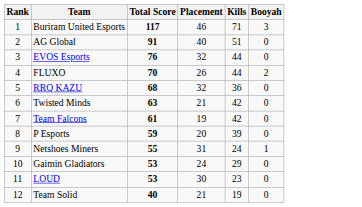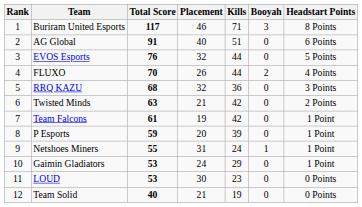+ column: (321, 12)
